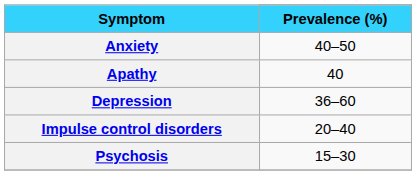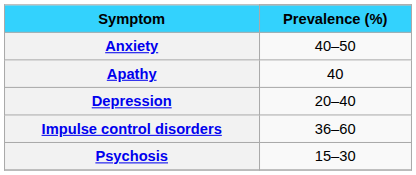(335, 101) 36–60 -> (335, 101) 20–40
(335, 129) 20–40 -> (335, 129) 36–60
